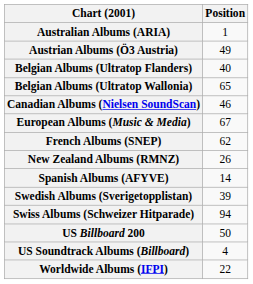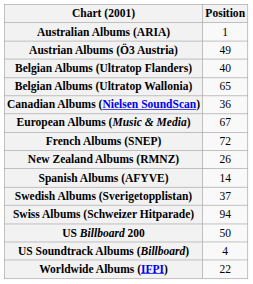(225, 104) 46 -> (225, 104) 36
(225, 141) 62 -> (225, 141) 72
(225, 196) 39 -> (225, 196) 37
